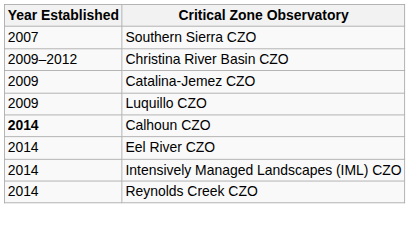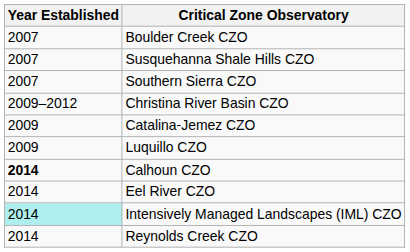+ row: (187, 37)
+ row: (220, 59)
(23, 170) no background -> (23, 214) paleturquoise background
